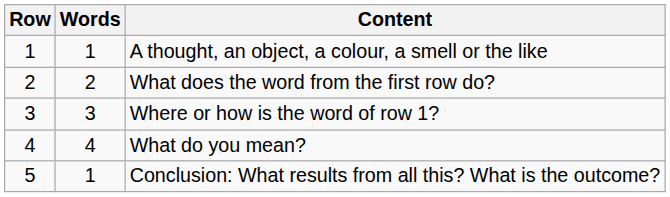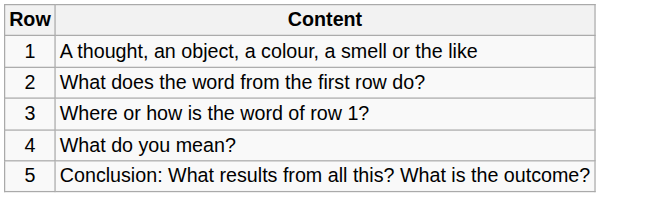- column: (90, 20)
